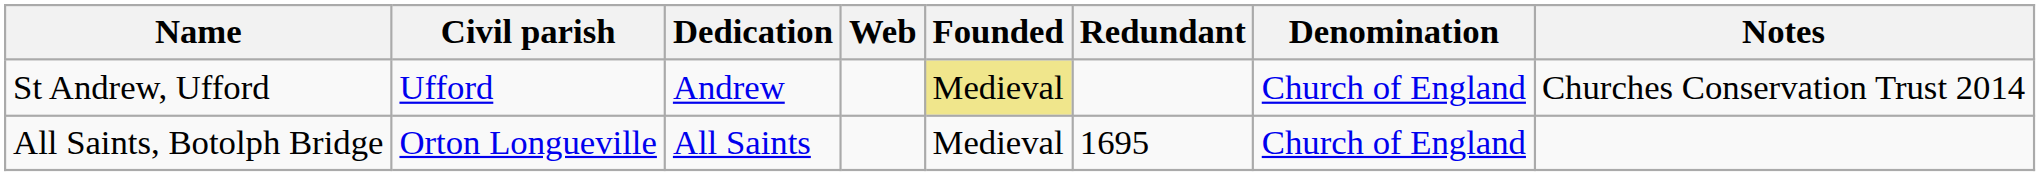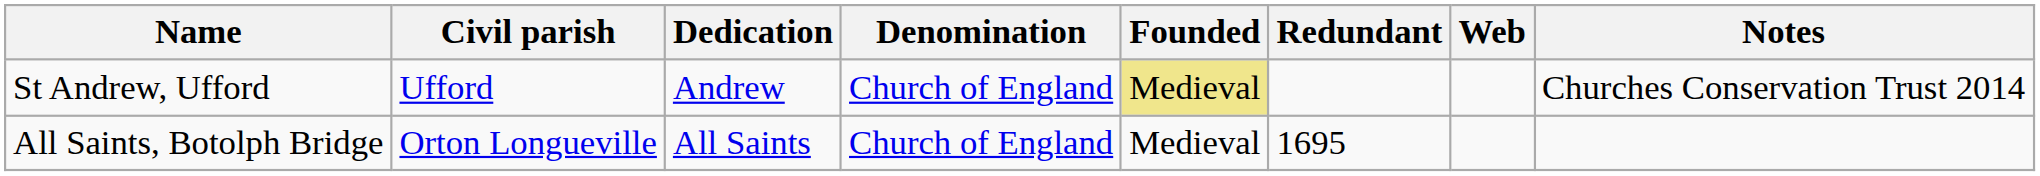columns swapped: (883, 32) <-> (1394, 32)
